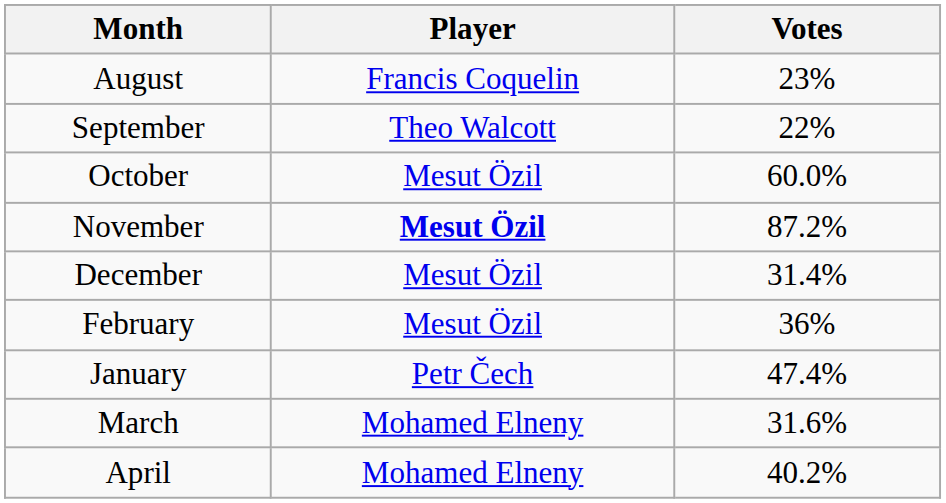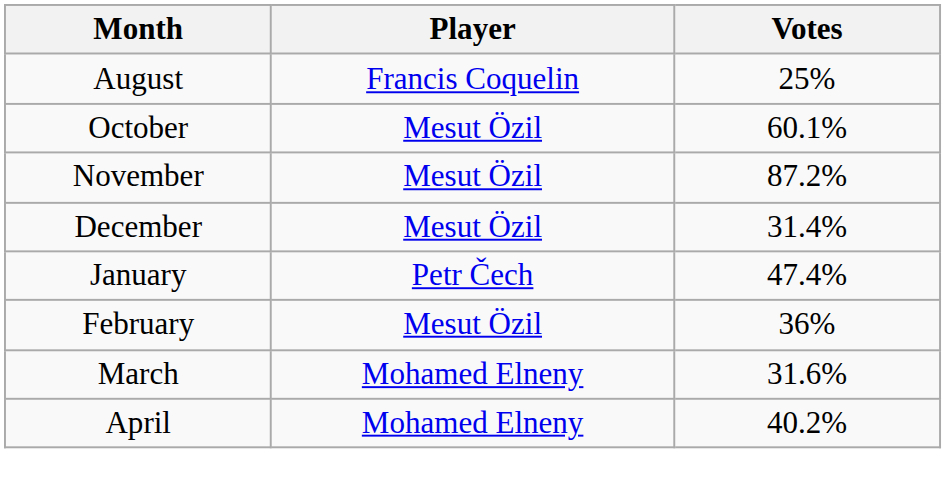(807, 78) 23% -> (807, 78) 25%
- row: (138, 127)
(807, 176) 60.0% -> (807, 127) 60.1%
(473, 226) bold -> (473, 176) normal
rows swapped: (138, 373) <-> (138, 324)
